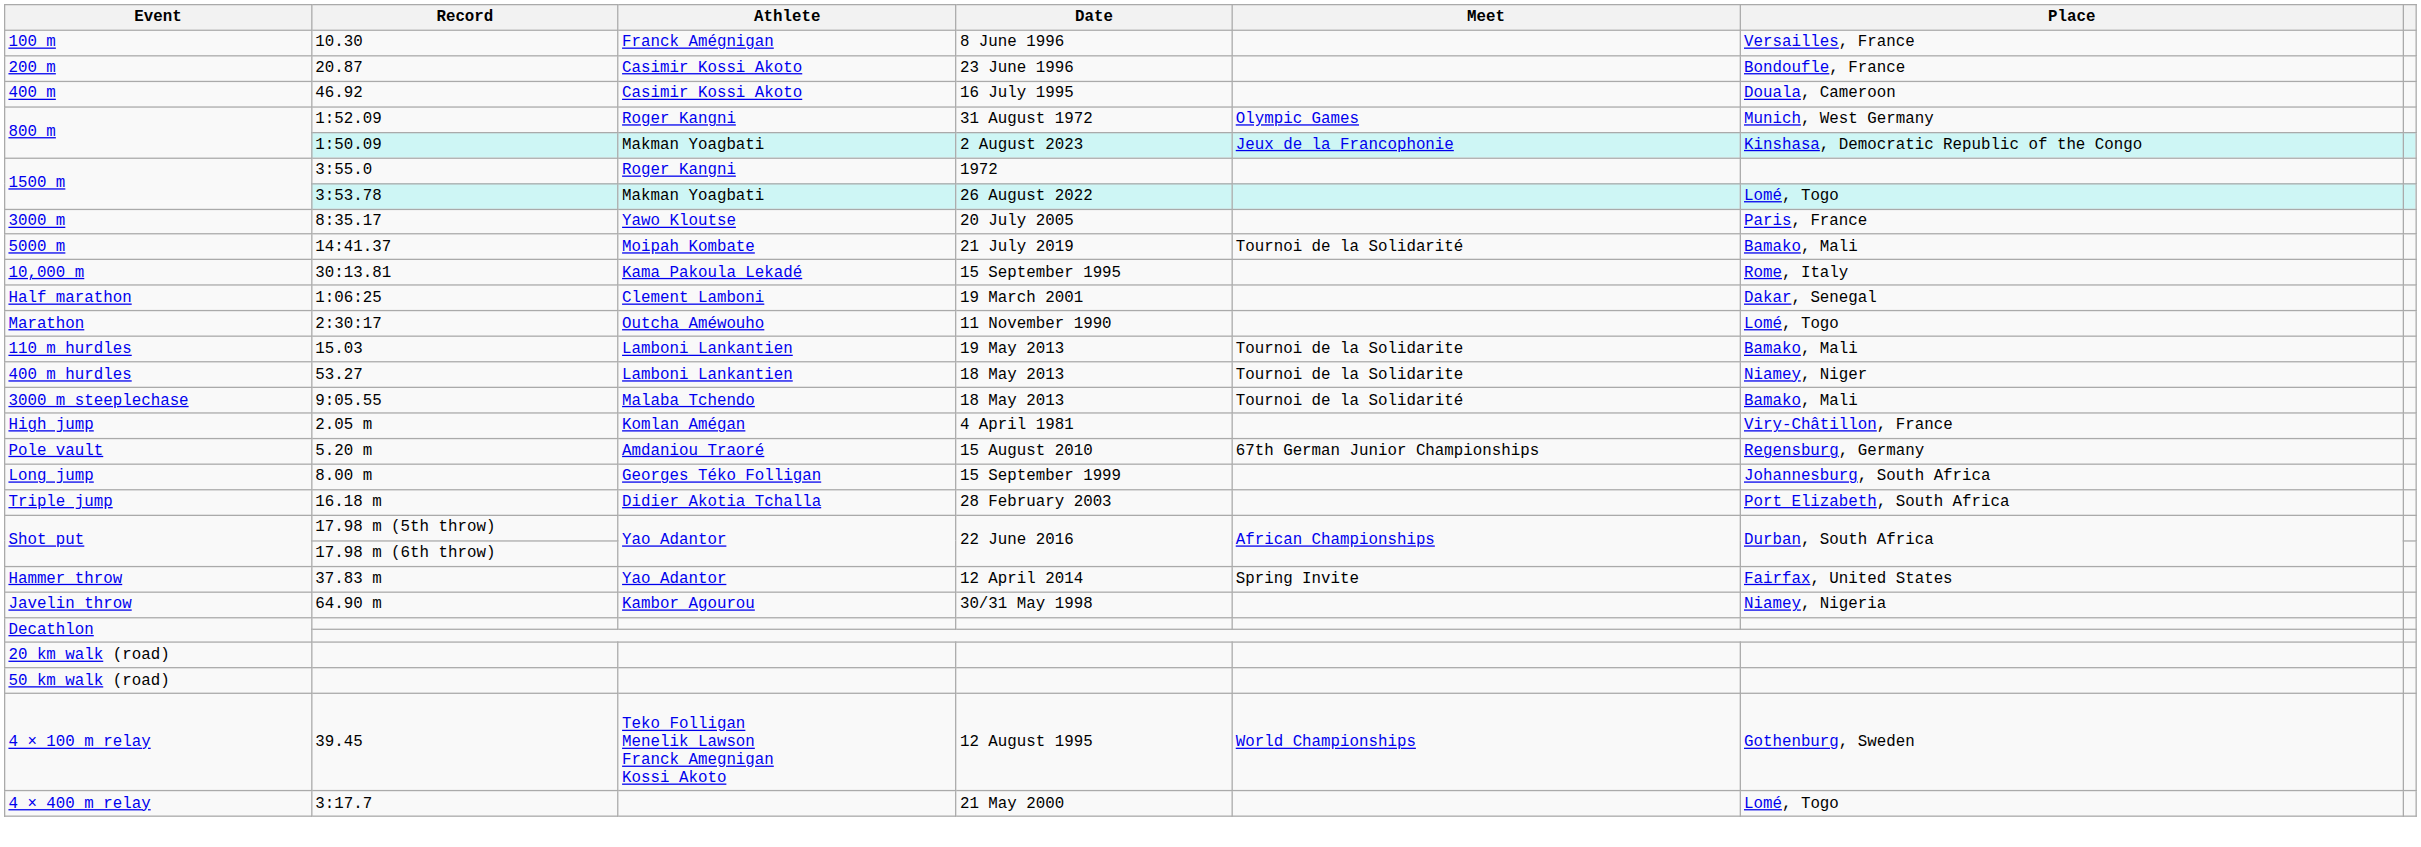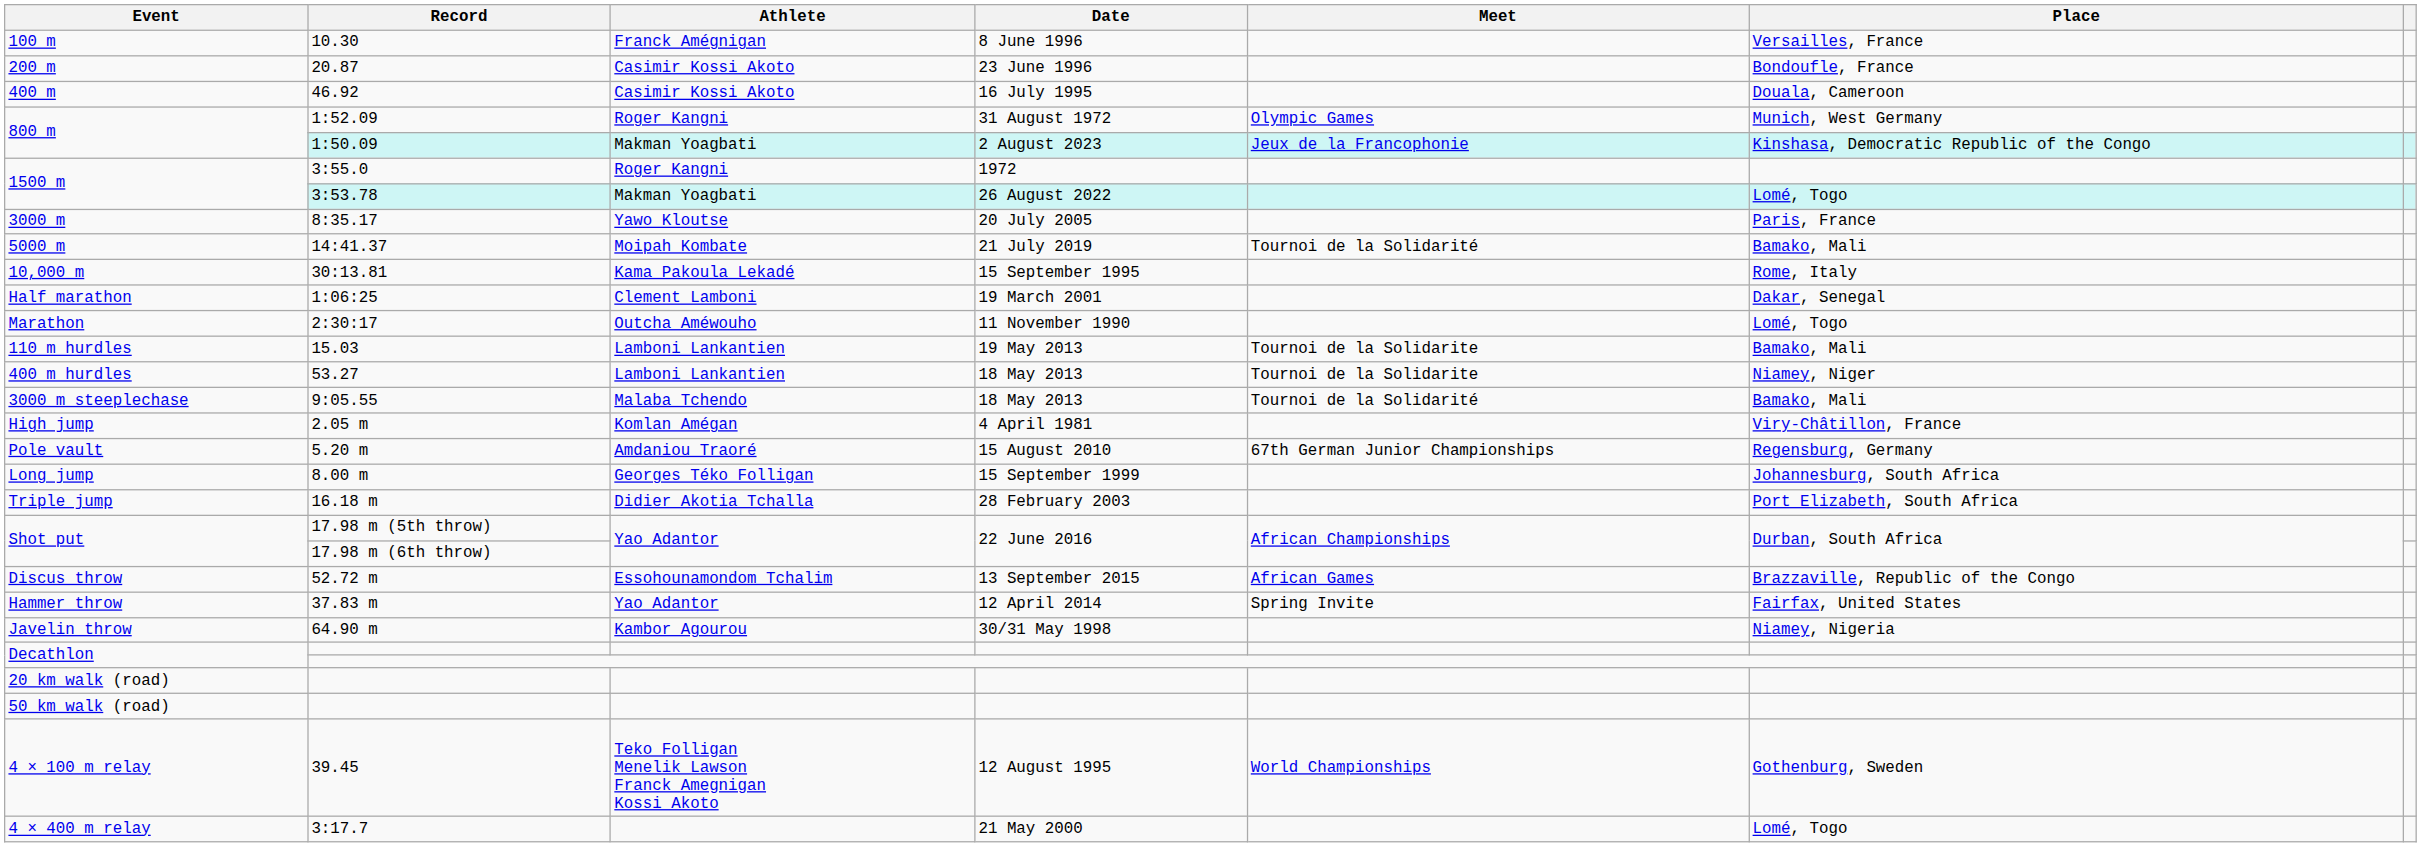+ row: (65, 579)
